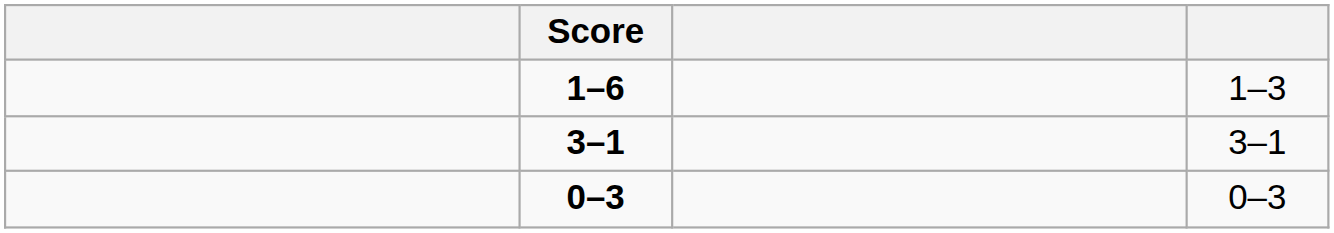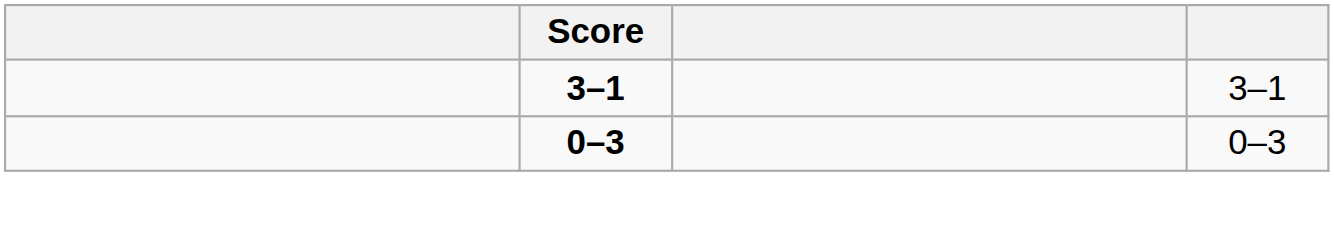- row: (596, 87)
